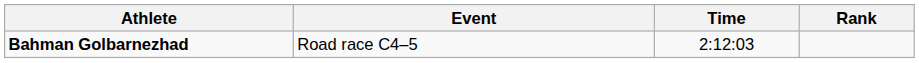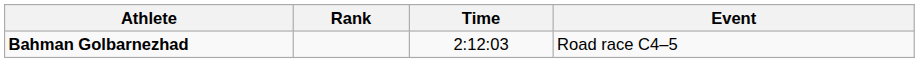columns swapped: (474, 18) <-> (856, 18)
